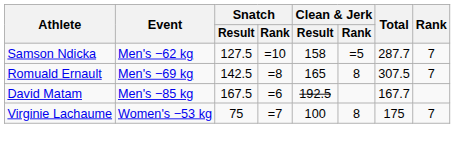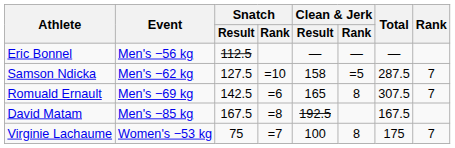+ row: (40, 54)
(394, 54) 287.7 -> (394, 74) 287.5
(275, 74) =8 -> (275, 94) =6
(275, 94) =6 -> (275, 114) =8
(394, 94) 167.7 -> (394, 114) 167.5
